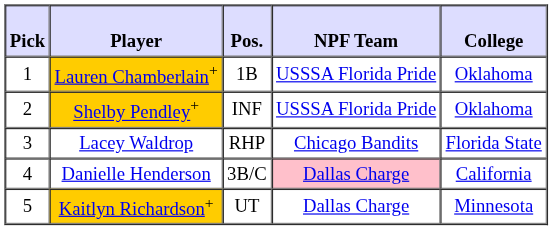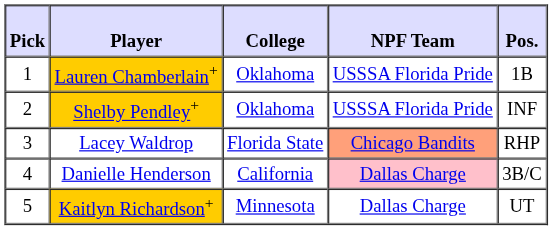columns swapped: (247, 41) <-> (494, 41)
(356, 142) no background -> (413, 142) lightsalmon background
